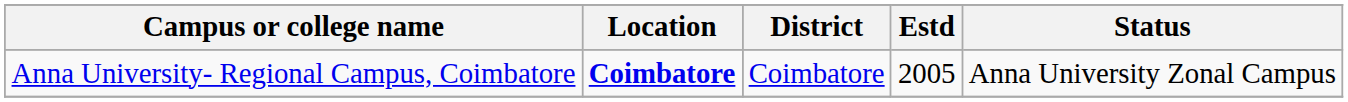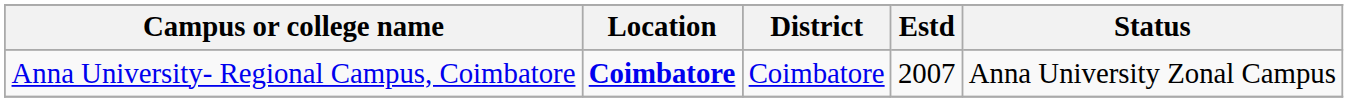(927, 73) 2005 -> (927, 73) 2007
